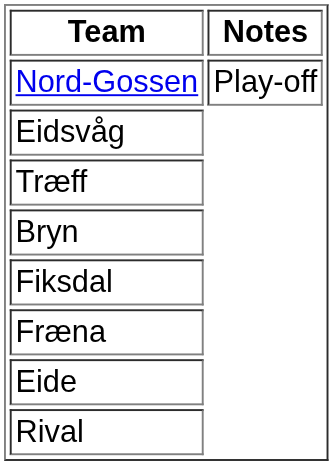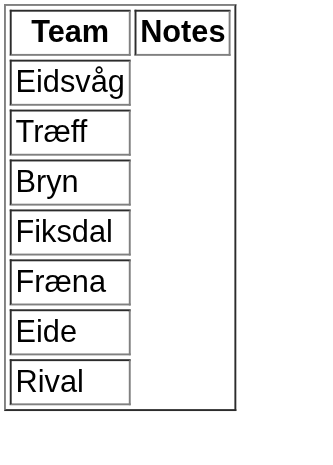- row: (107, 82)
